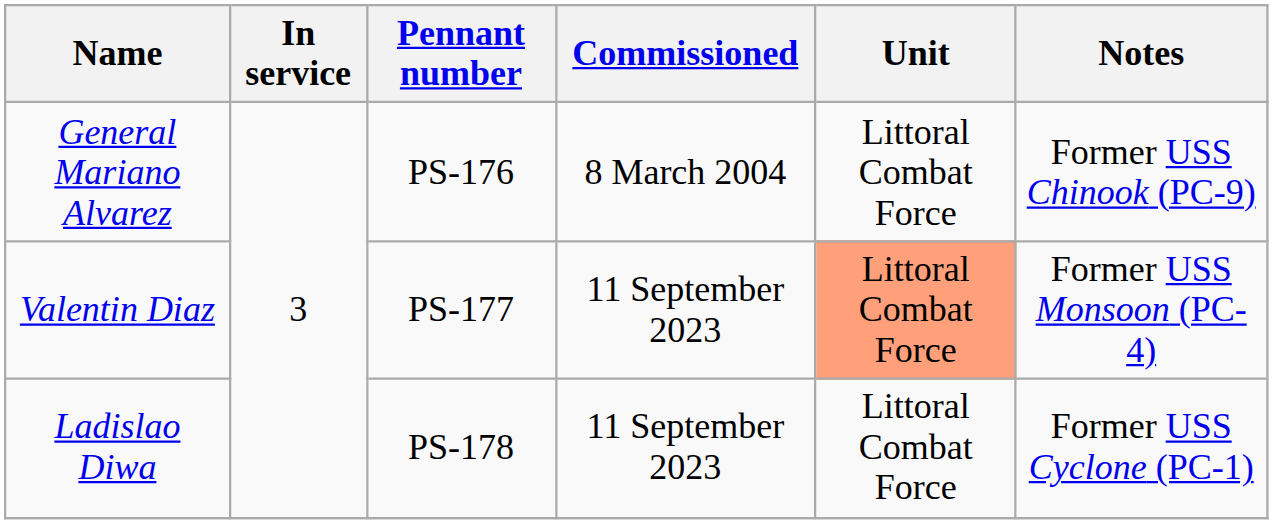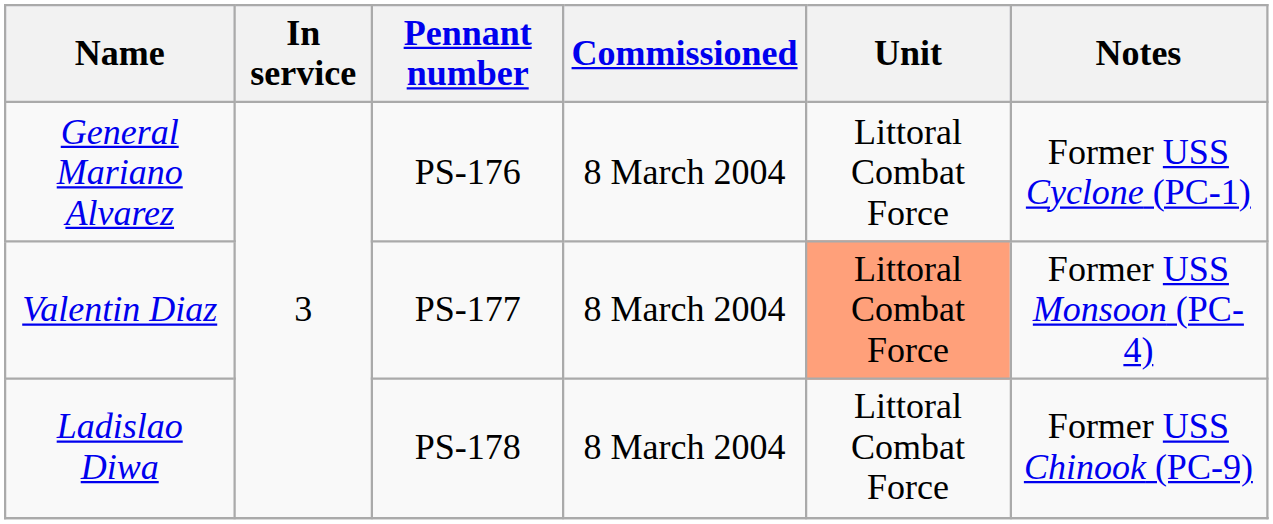(1141, 171) Former USS Chinook (PC-9) -> (1138, 171) Former USS Cyclone (PC-1)
(685, 309) 11 September 2023 -> (685, 309) 8 March 2004
(685, 447) 11 September 2023 -> (685, 447) 8 March 2004
(1141, 447) Former USS Cyclone (PC-1) -> (1138, 447) Former USS Chinook (PC-9)
